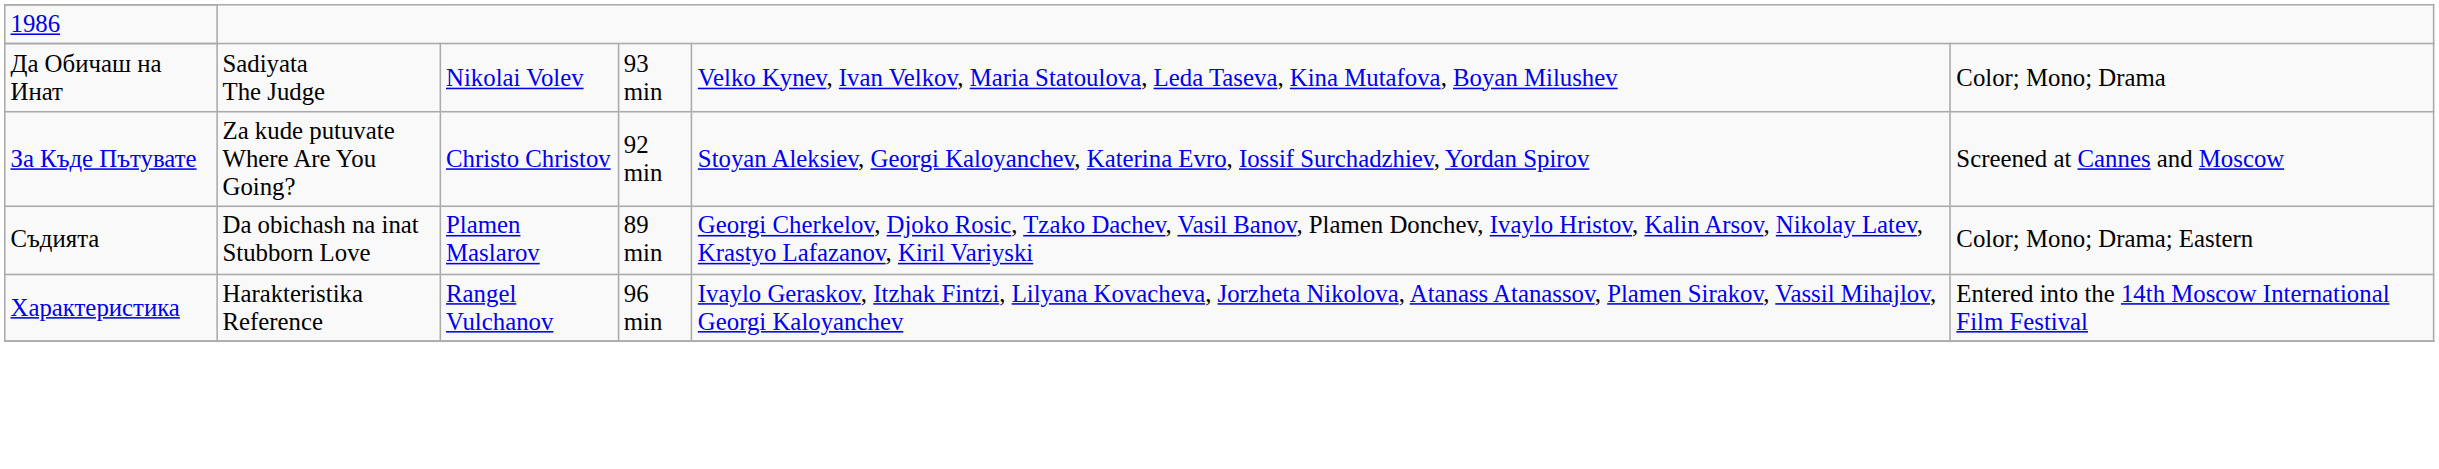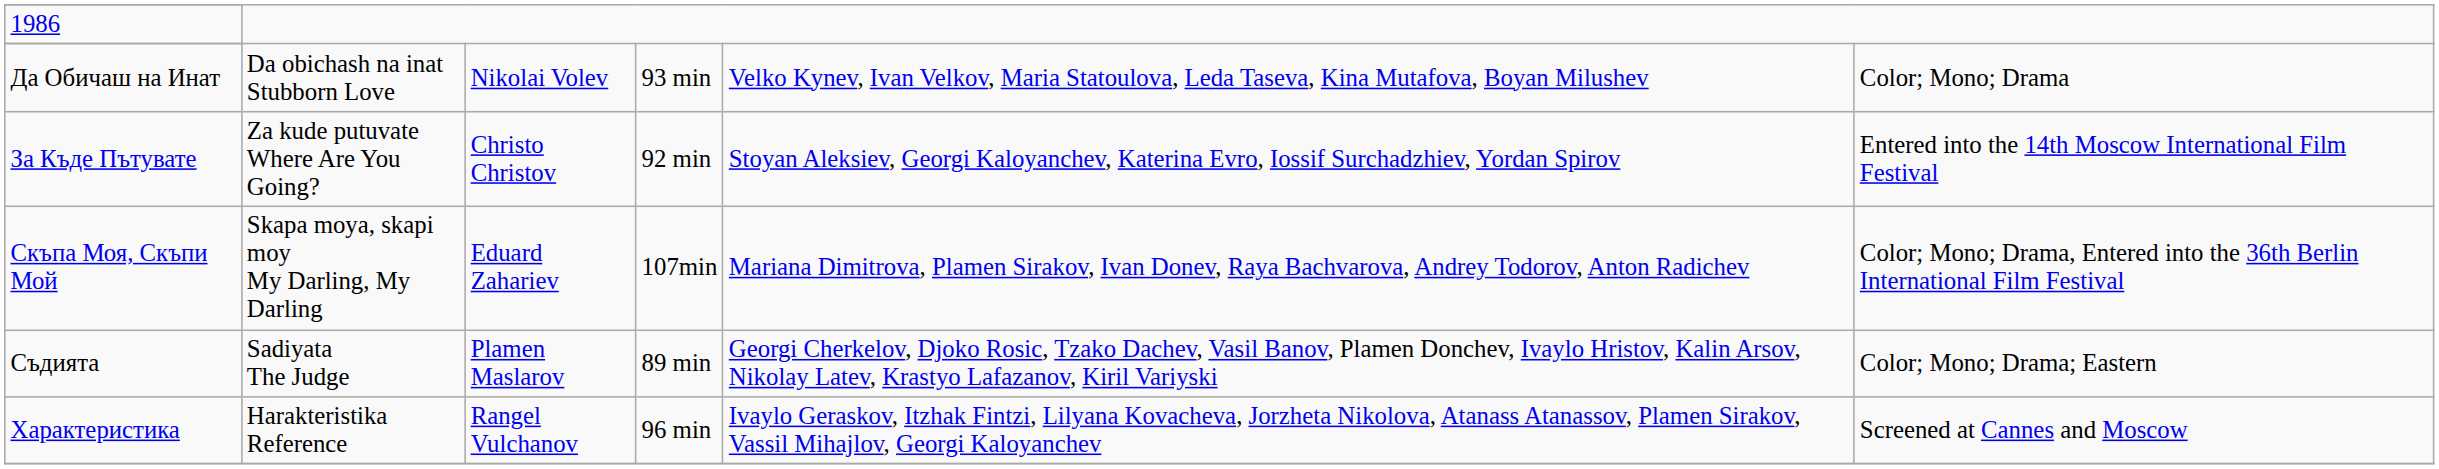(274, 77) Sadiyata The Judge -> (345, 77) Da obichash na inat Stubborn Love
(2120, 158) Screened at Cannes and Moscow -> (2103, 158) Entered into the 14th Moscow International Film Festival
+ row: (109, 267)
(321, 239) Da obichash na inat Stubborn Love -> (298, 362) Sadiyata The Judge
(2173, 307) Entered into the 14th Moscow International Film Festival -> (2024, 430) Screened at Cannes and Moscow
